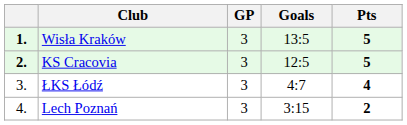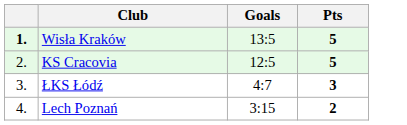- column: (244, 16)
(21, 62) bold -> (21, 62) normal
(367, 85) 4 -> (333, 85) 3
